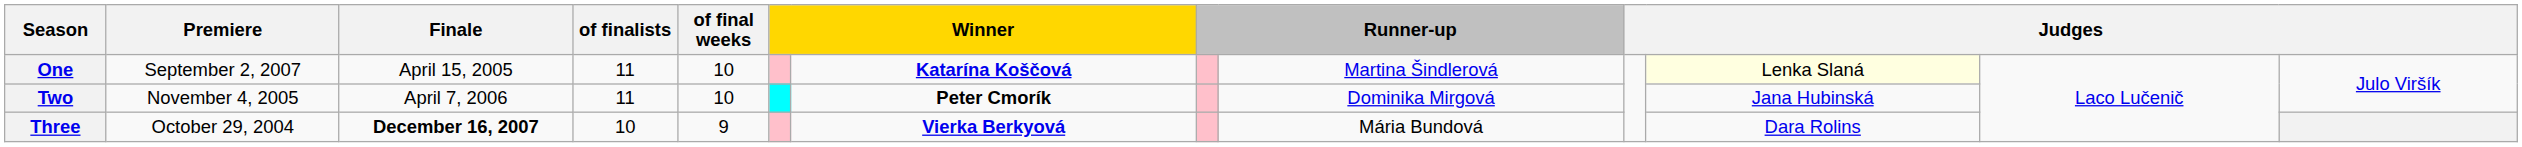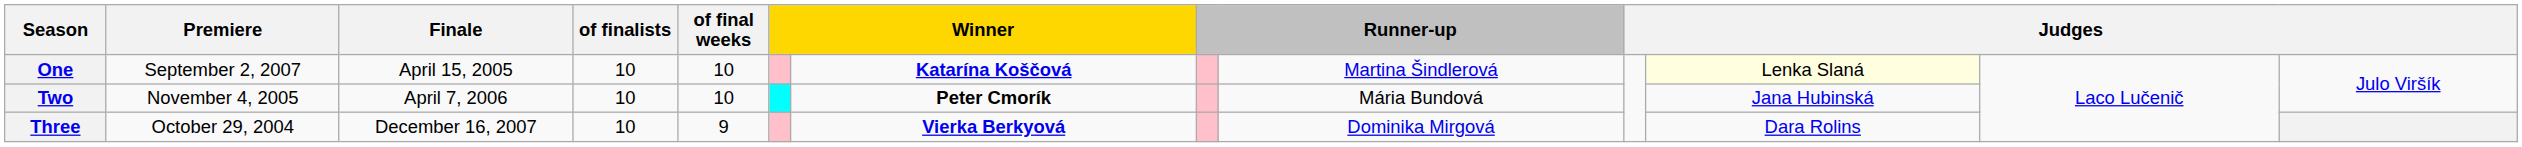(625, 69) 11 -> (625, 69) 10
(625, 98) 11 -> (625, 98) 10
(1421, 98) Dominika Mirgová -> (1421, 98) Mária Bundová
(456, 127) bold -> (456, 127) normal
(1421, 127) Mária Bundová -> (1421, 127) Dominika Mirgová
